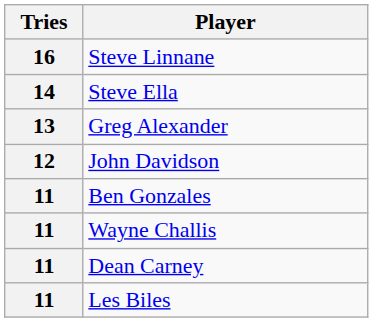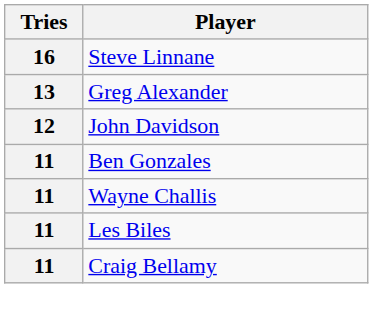- row: (133, 91)
- row: (146, 265)
+ row: (153, 265)
